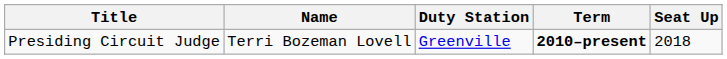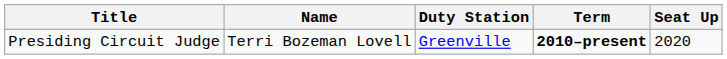(673, 42) 2018 -> (673, 42) 2020
